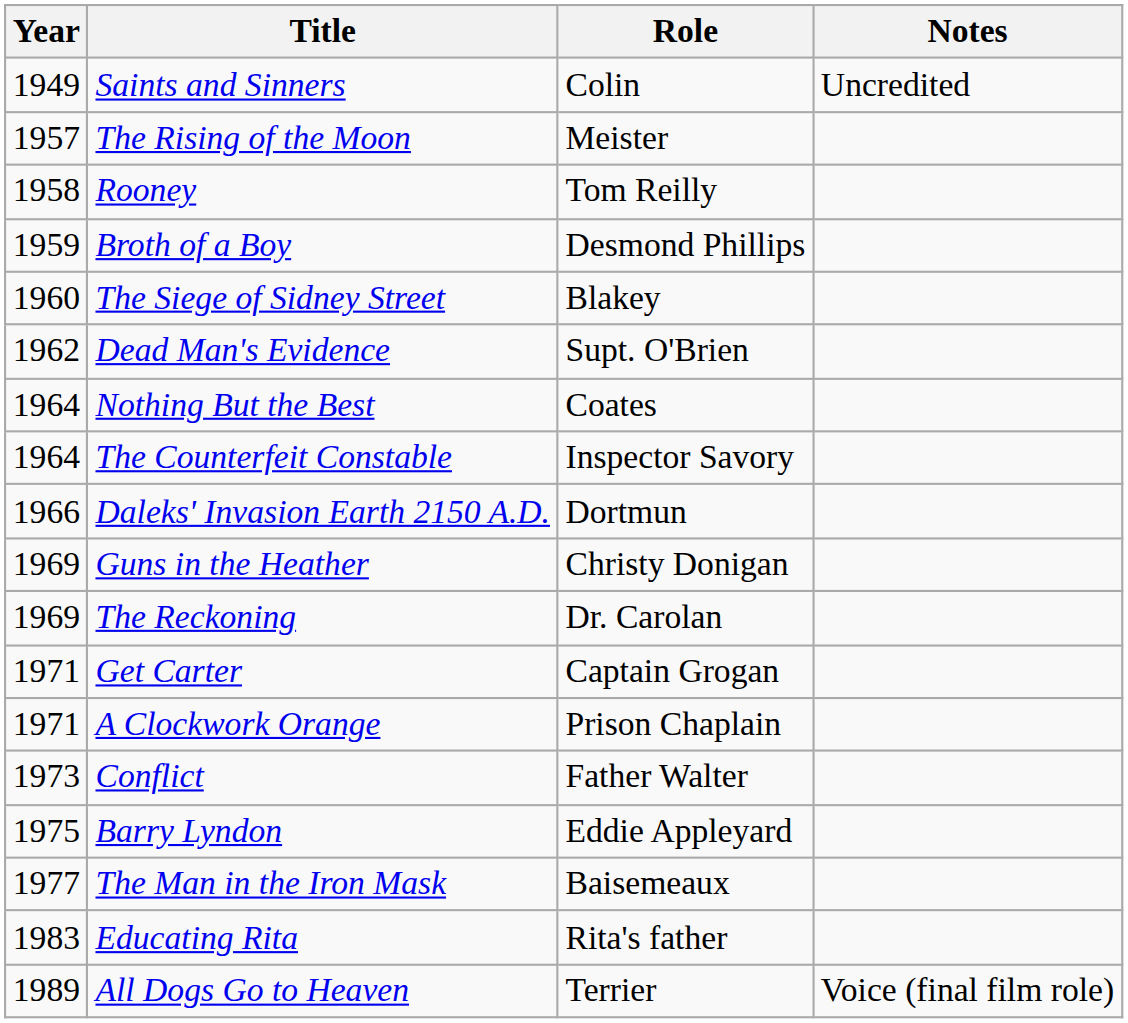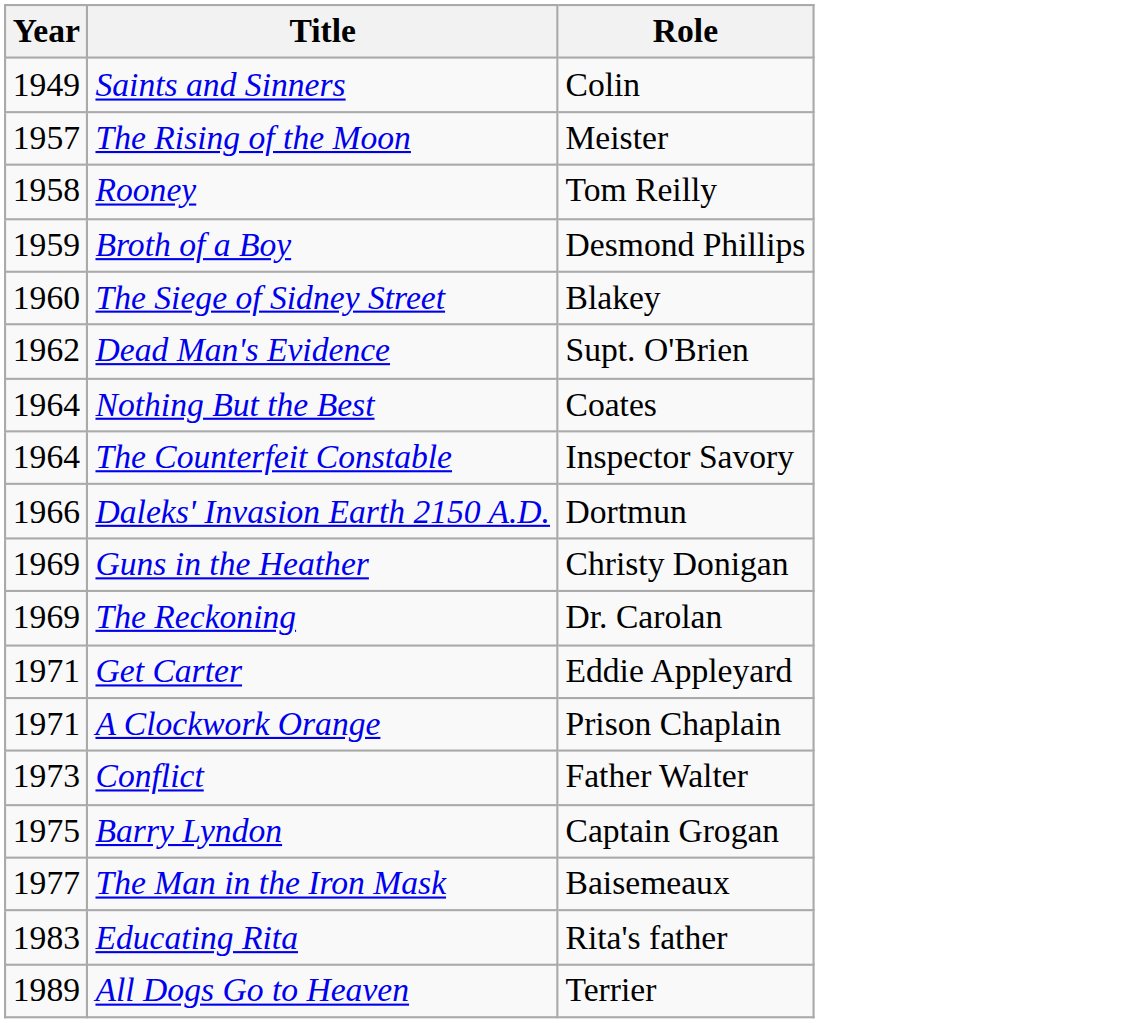- column: (968, 31)
(672, 670) Captain Grogan -> (679, 670) Eddie Appleyard
(679, 830) Eddie Appleyard -> (672, 830) Captain Grogan
